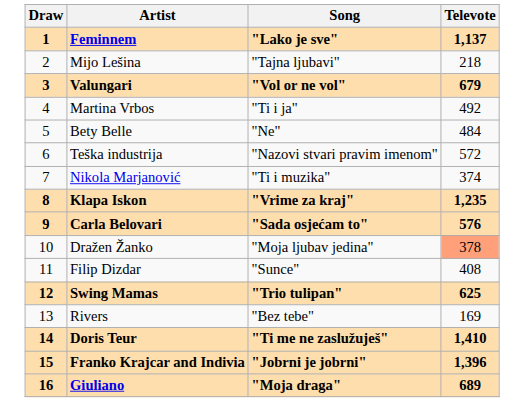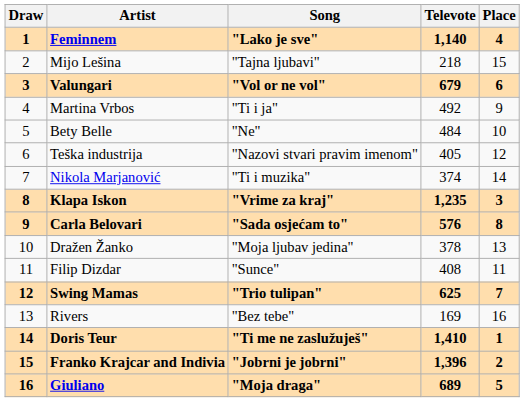+ column: (499, 16)
(470, 39) 1,137 -> (450, 39) 1,140
(470, 154) 572 -> (450, 154) 405
(470, 246) lightsalmon background -> (450, 246) no background
